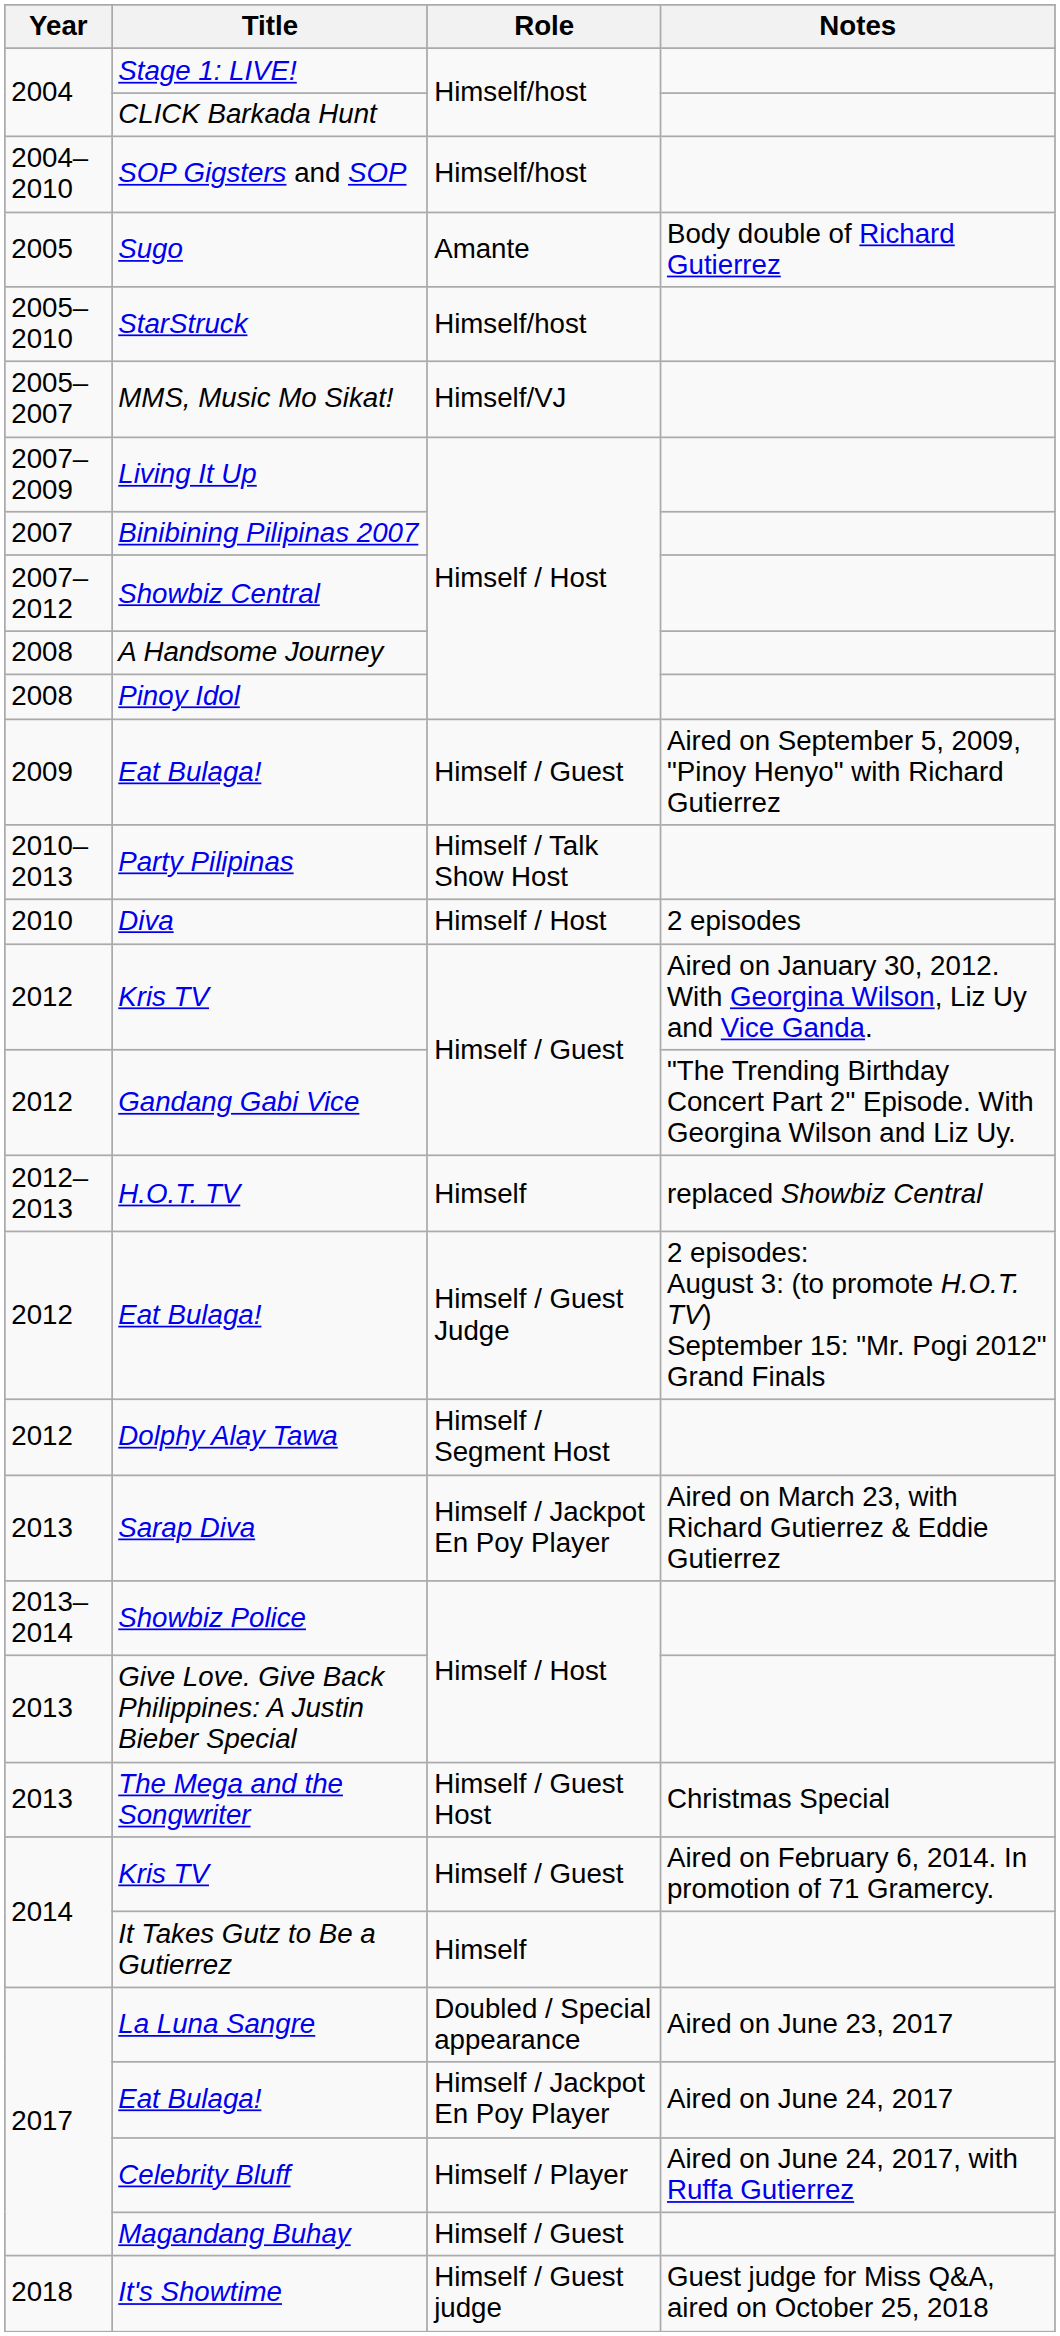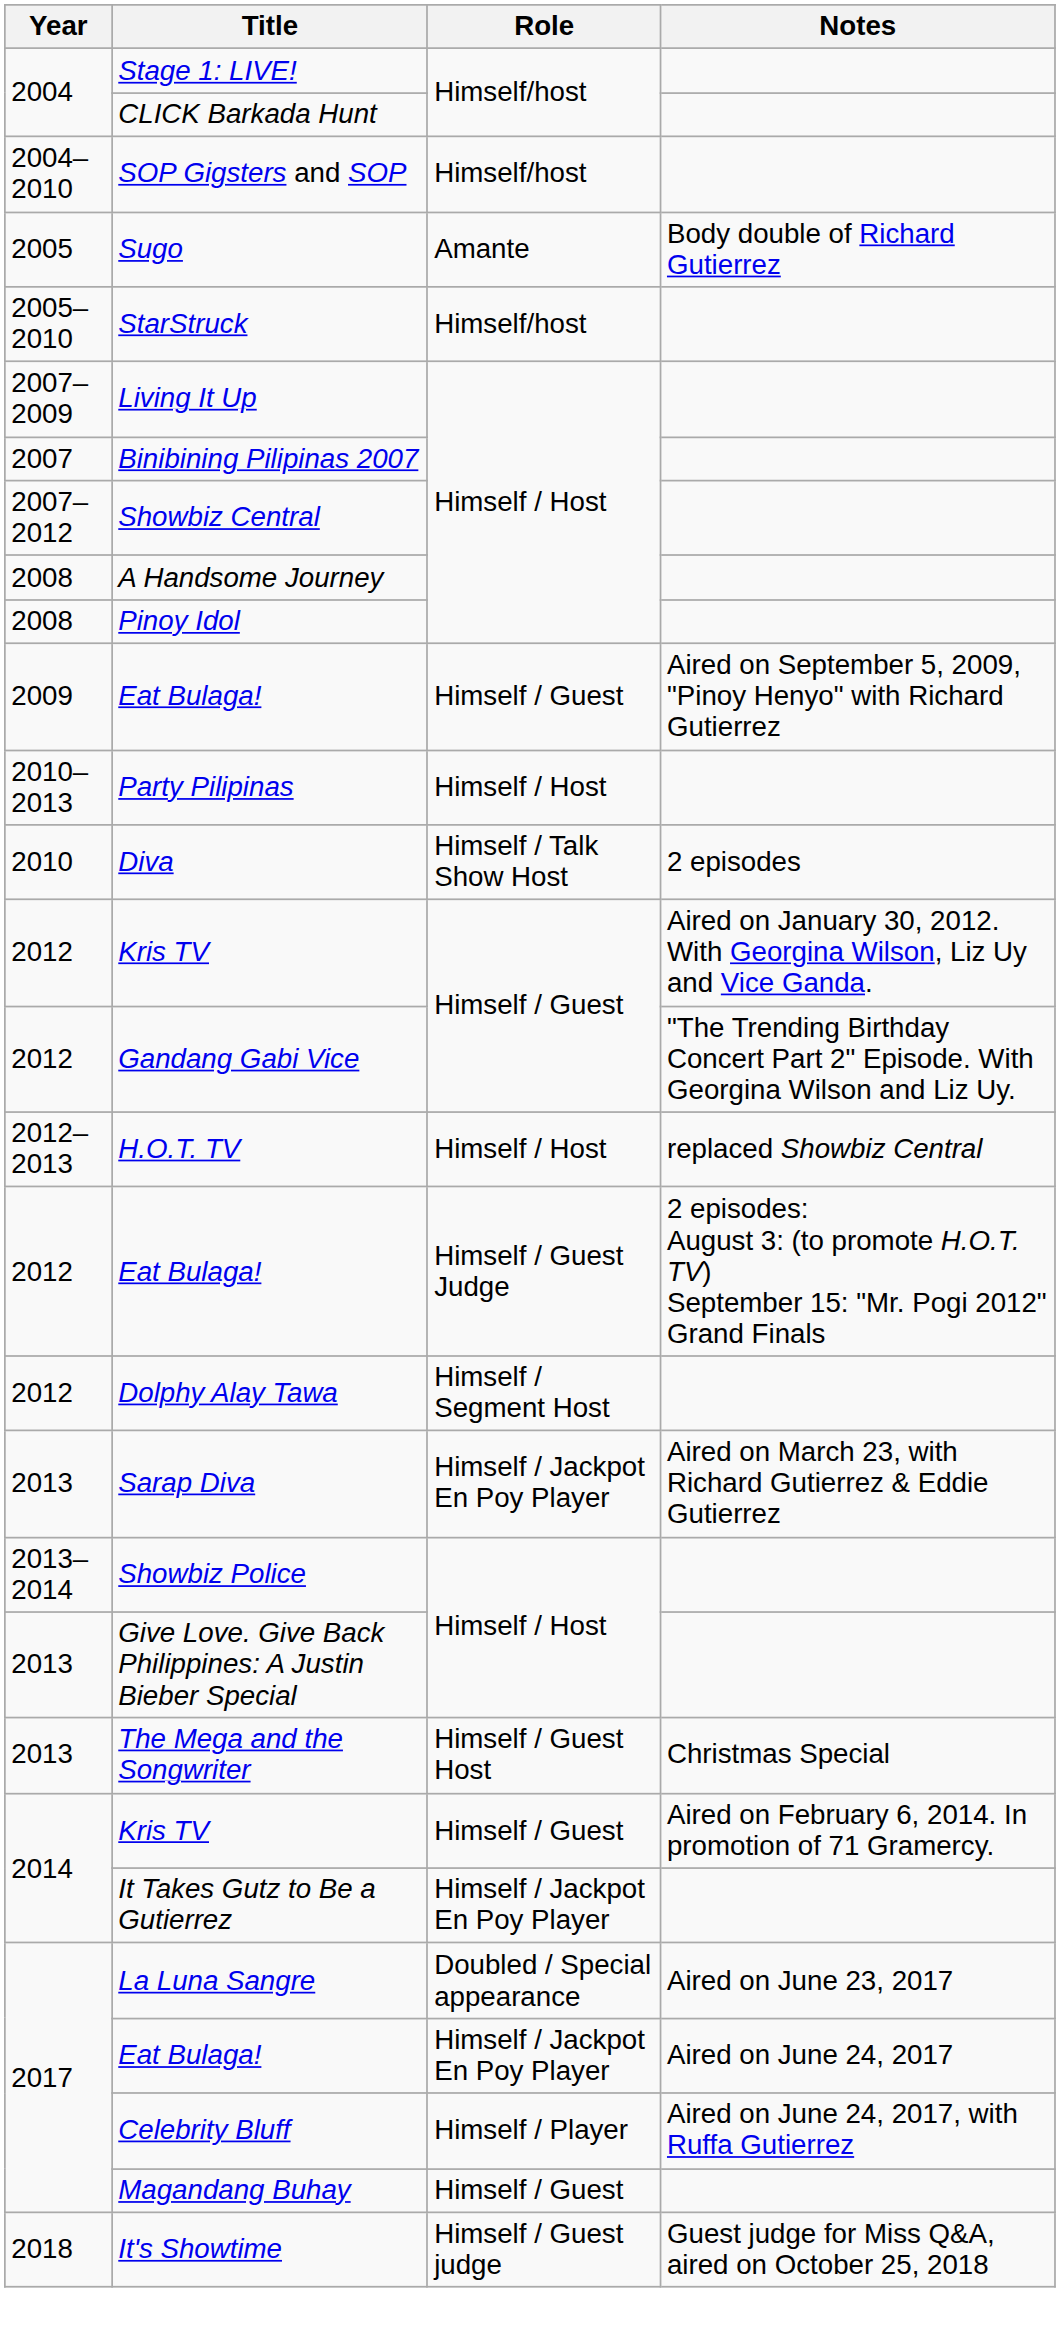- row: (50, 398)
(516, 861) Himself / Talk Show Host -> (520, 786) Himself / Host
(520, 921) Himself / Host -> (516, 861) Himself / Talk Show Host
(480, 1193) Himself -> (520, 1149) Himself / Host
(480, 1949) Himself -> (540, 1905) Himself / Jackpot En Poy Player
